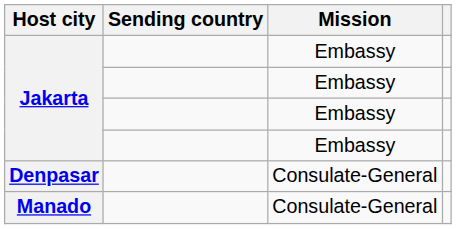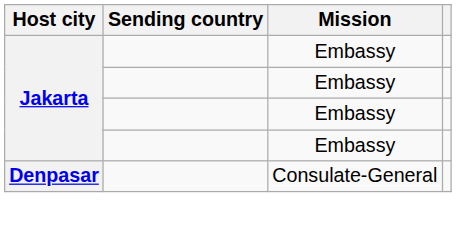- row: (54, 207)
